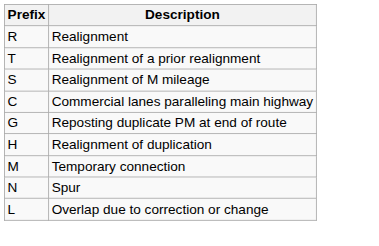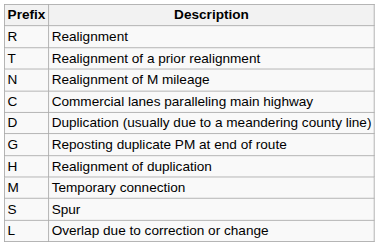(12, 79) S -> (12, 79) N
+ row: (212, 123)
(12, 187) N -> (12, 209) S
